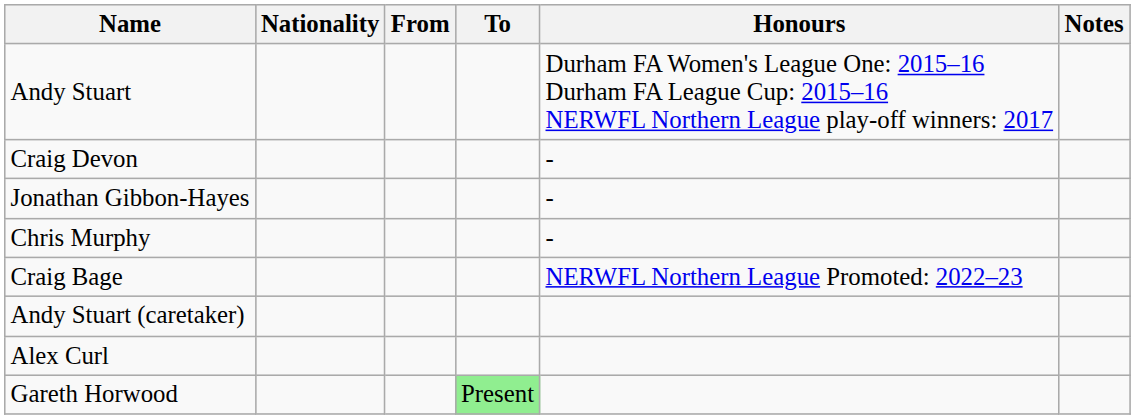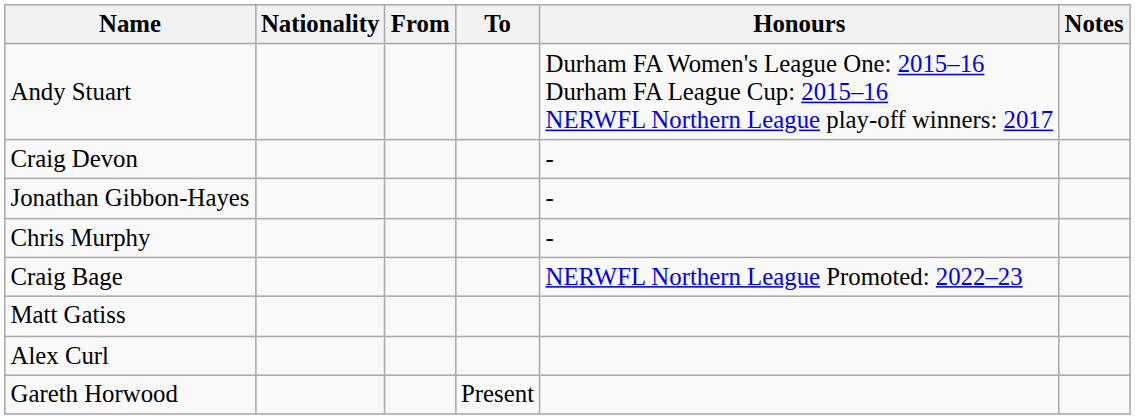- row: (128, 315)
+ row: (68, 315)
(498, 394) lightgreen background -> (498, 394) no background
